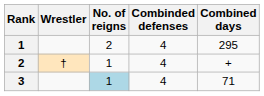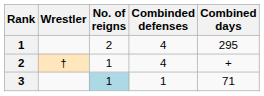(163, 81) 4 -> (163, 81) 1
